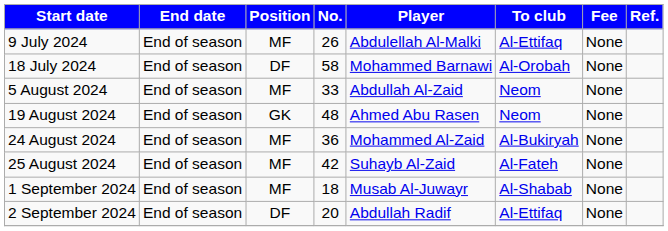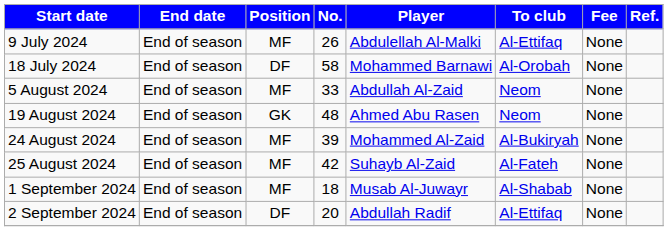(330, 139) 36 -> (330, 139) 39
